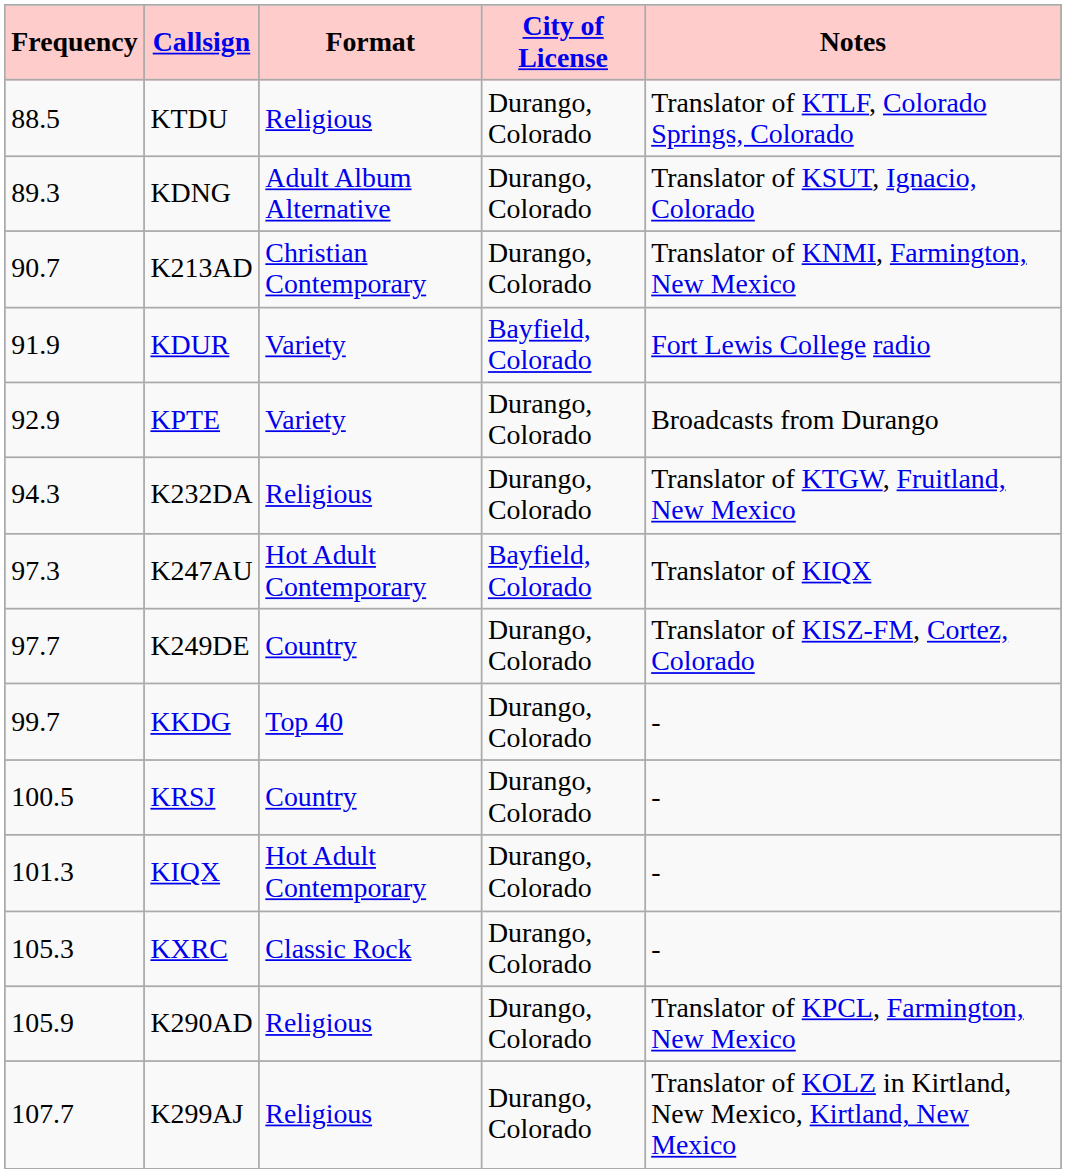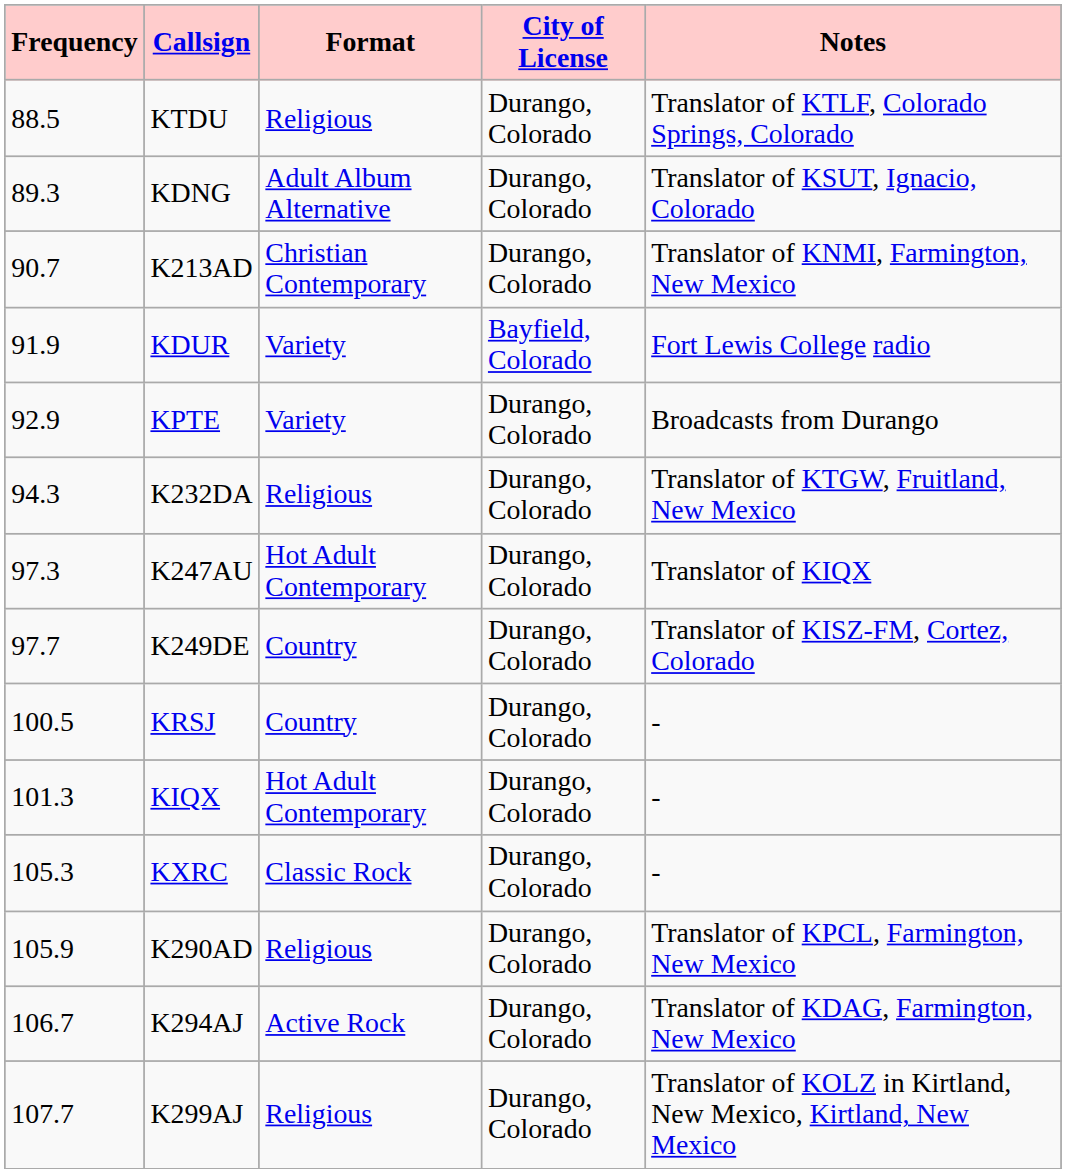(540, 570) Bayfield, Colorado -> (540, 570) Durango, Colorado
- row: (191, 721)
+ row: (197, 1023)
